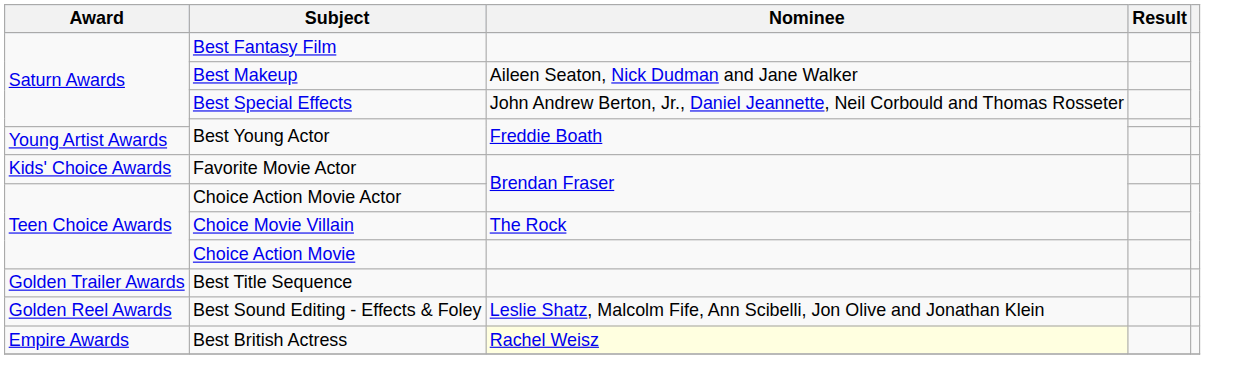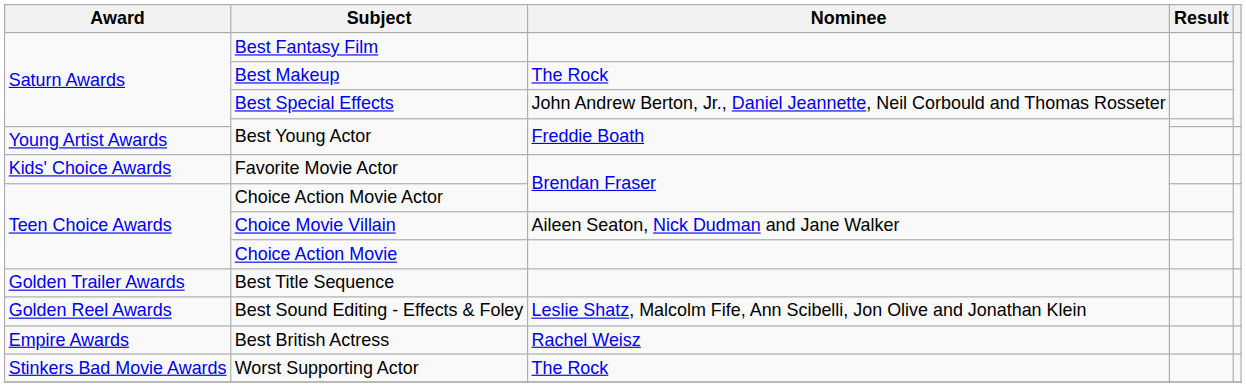(674, 75) Aileen Seaton, Nick Dudman and Jane Walker -> (570, 75) The Rock
(528, 225) The Rock -> (716, 225) Aileen Seaton, Nick Dudman and Jane Walker
(544, 339) lightyellow background -> (586, 339) no background
+ row: (118, 368)
